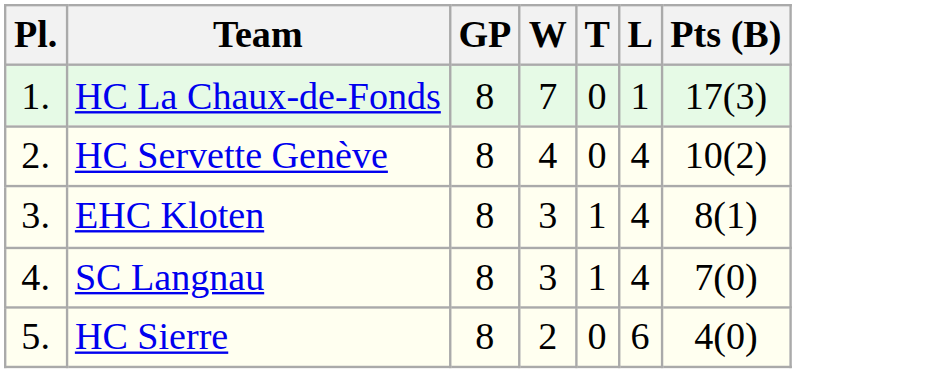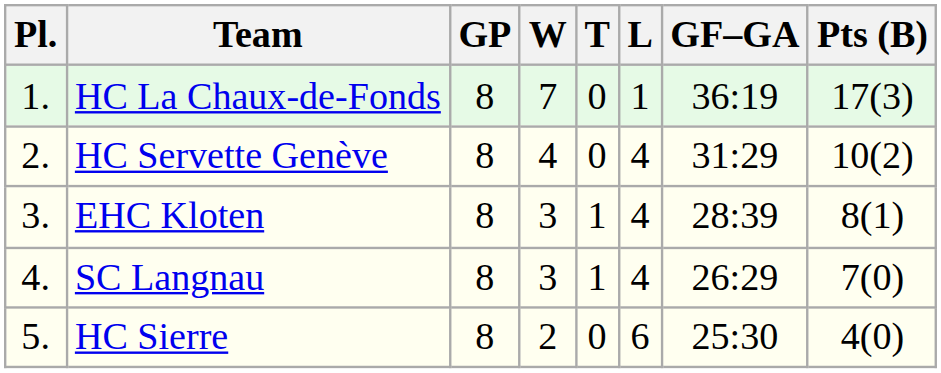+ column: (735, 34)
